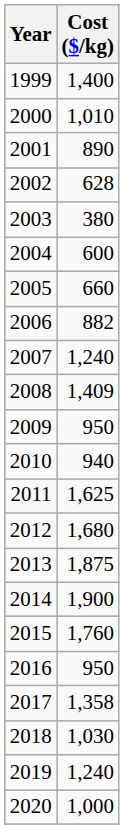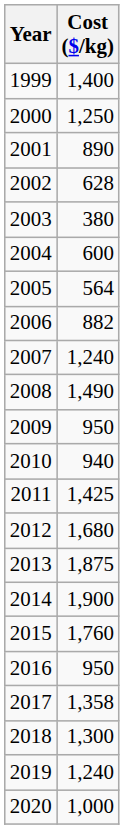(90, 115) 1,010 -> (90, 115) 1,250
(98, 287) 660 -> (98, 287) 564
(90, 391) 1,409 -> (90, 391) 1,490
(90, 495) 1,625 -> (90, 495) 1,425
(90, 737) 1,030 -> (90, 737) 1,300
